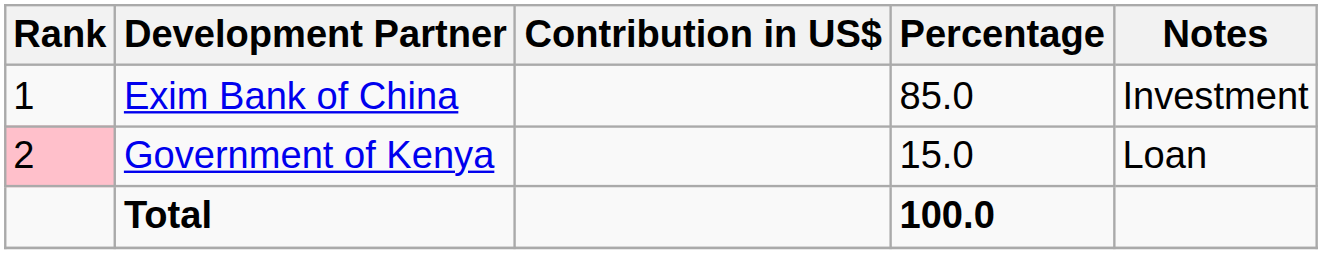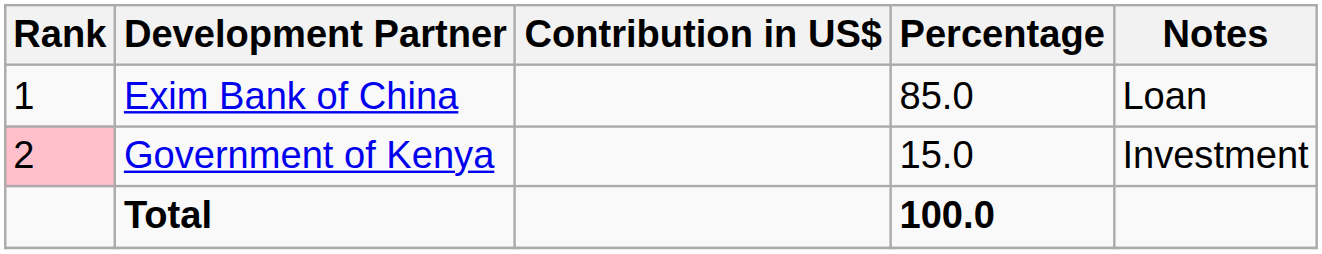(1216, 95) Investment -> (1165, 95) Loan
(1165, 155) Loan -> (1216, 155) Investment
